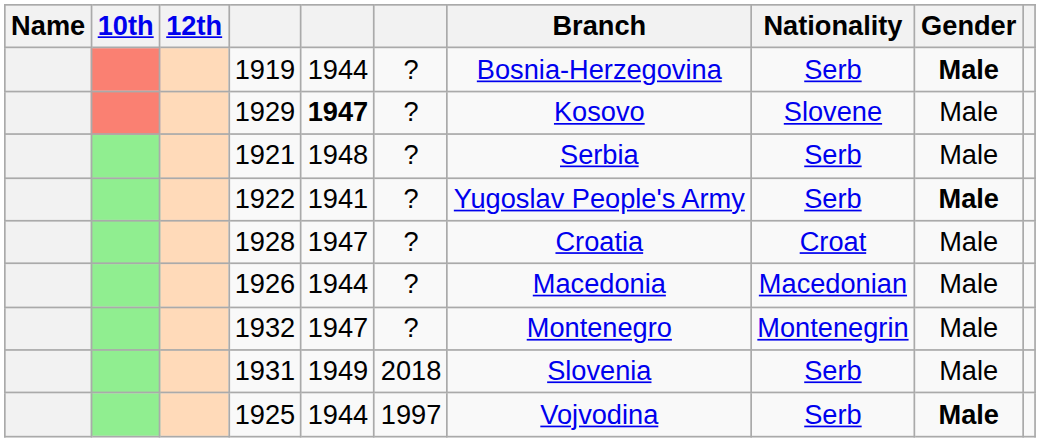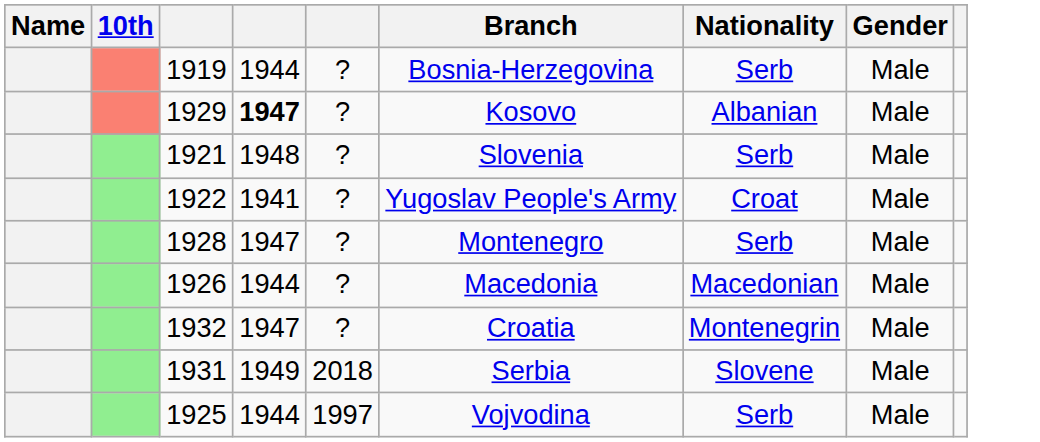- column: (194, 26)
(969, 69) bold -> (900, 69) normal
(833, 112) Slovene -> (764, 112) Albanian
(599, 155) Serbia -> (531, 155) Slovenia
(833, 198) Serb -> (764, 198) Croat
(969, 198) bold -> (900, 198) normal
(599, 241) Croatia -> (531, 241) Montenegro
(833, 241) Croat -> (764, 241) Serb
(599, 328) Montenegro -> (531, 328) Croatia
(599, 371) Slovenia -> (531, 371) Serbia
(833, 371) Serb -> (764, 371) Slovene
(969, 414) bold -> (900, 414) normal
